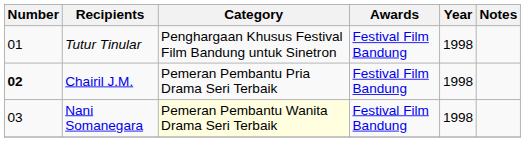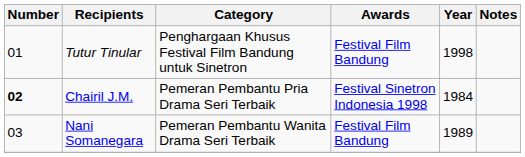(391, 81) Festival Film Bandung -> (385, 96) Festival Sinetron Indonesia 1998
(458, 81) 1998 -> (458, 96) 1984
(244, 118) lightyellow background -> (243, 133) no background
(458, 118) 1998 -> (458, 133) 1989
